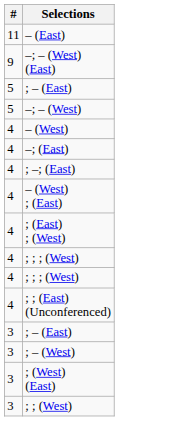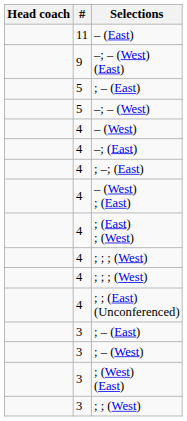+ column: (39, 14)
